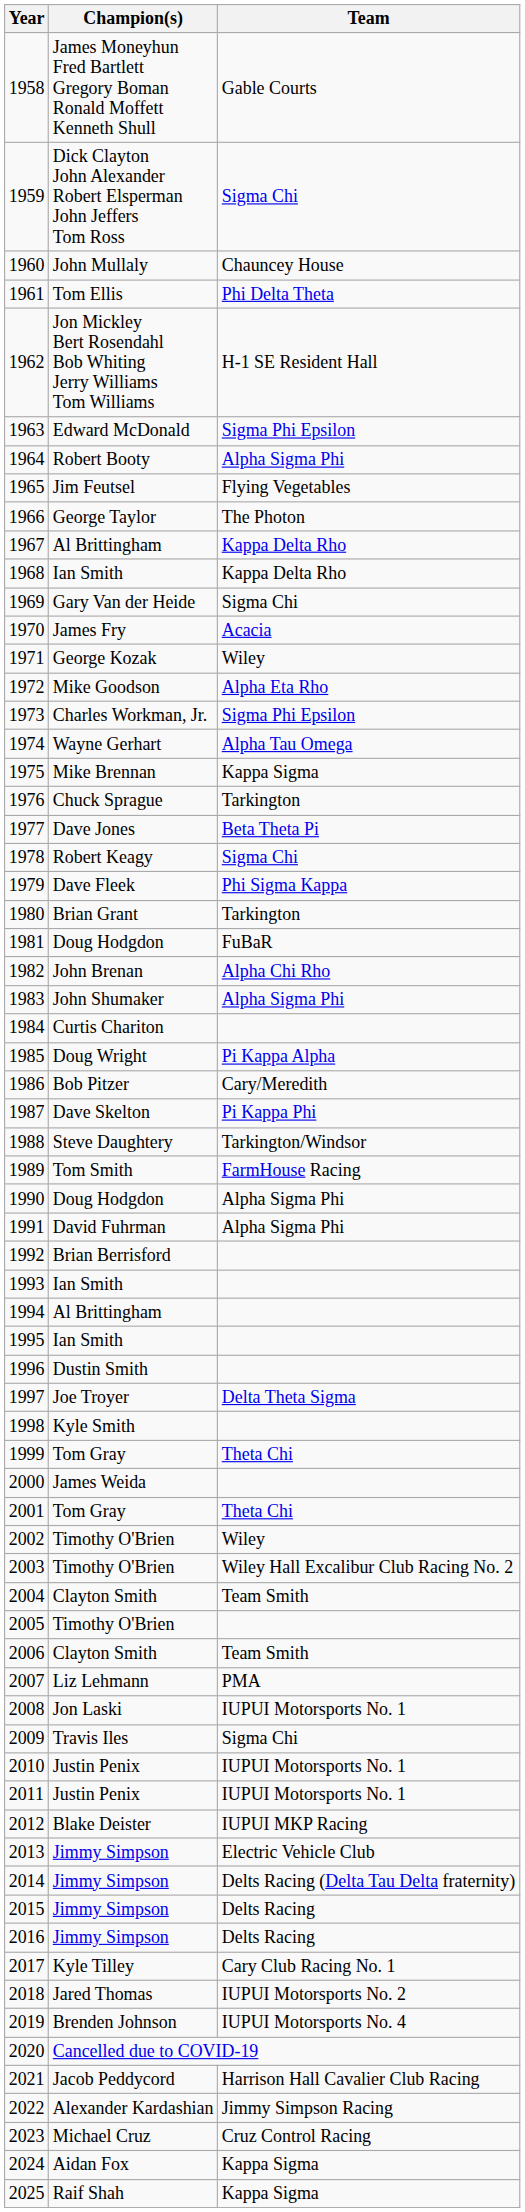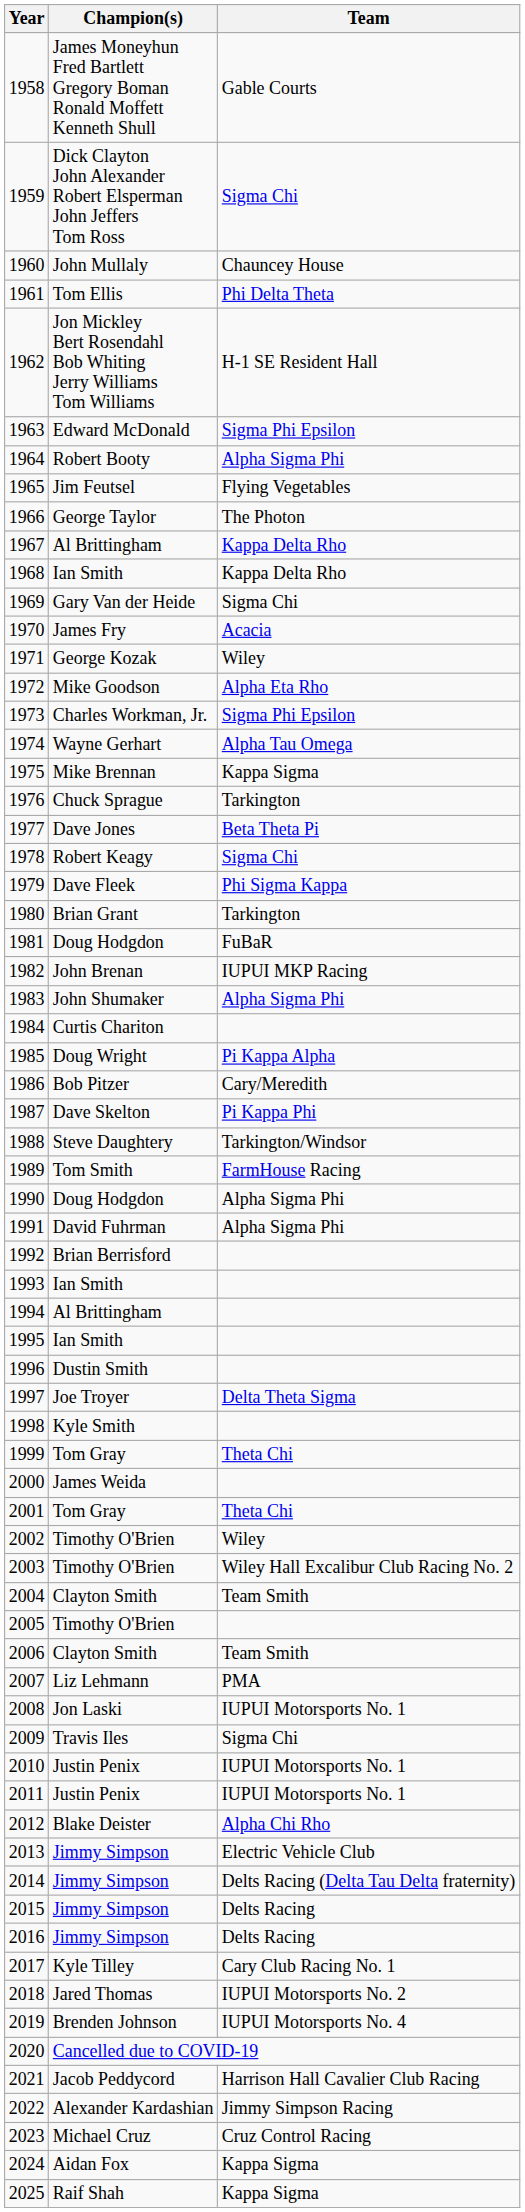(276, 971) Alpha Chi Rho -> (295, 971) IUPUI MKP Racing
(295, 1823) IUPUI MKP Racing -> (276, 1823) Alpha Chi Rho
